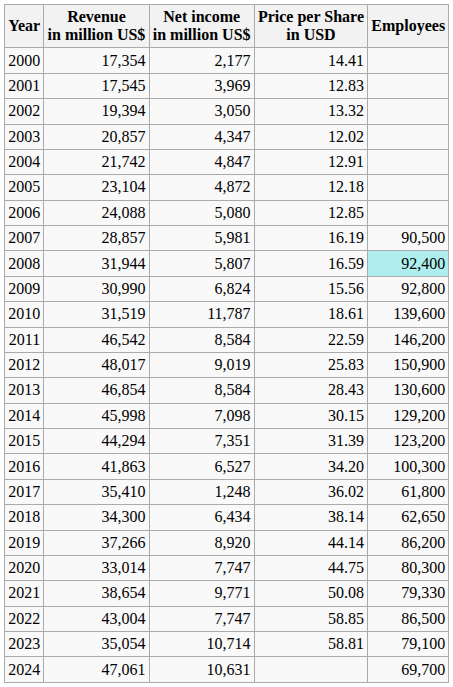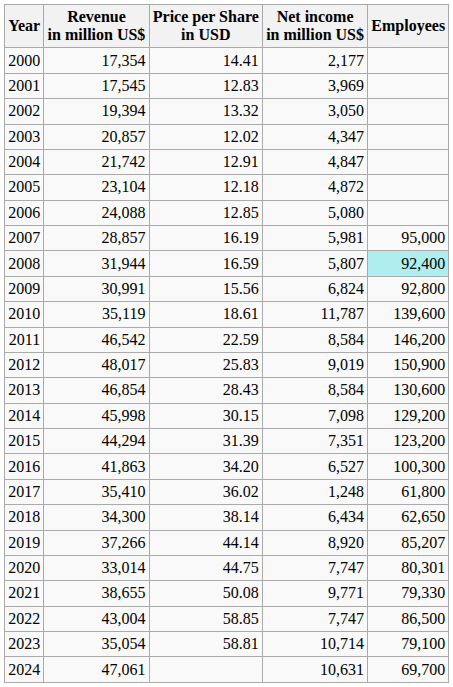columns swapped: (202, 26) <-> (311, 26)
(423, 238) 90,500 -> (423, 238) 95,000
(123, 288) 30,990 -> (123, 288) 30,991
(123, 314) 31,519 -> (124, 314) 35,119
(423, 542) 86,200 -> (423, 542) 85,207
(423, 568) 80,300 -> (423, 568) 80,301
(123, 593) 38,654 -> (123, 593) 38,655
